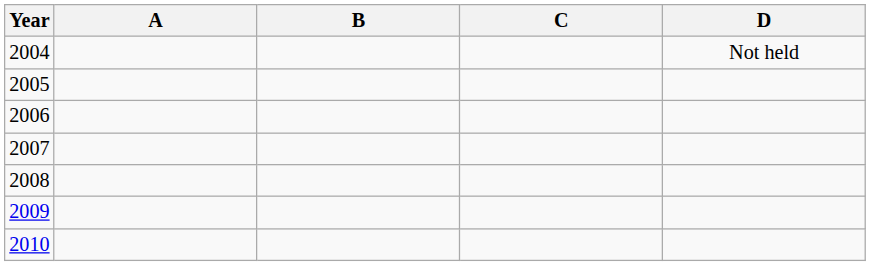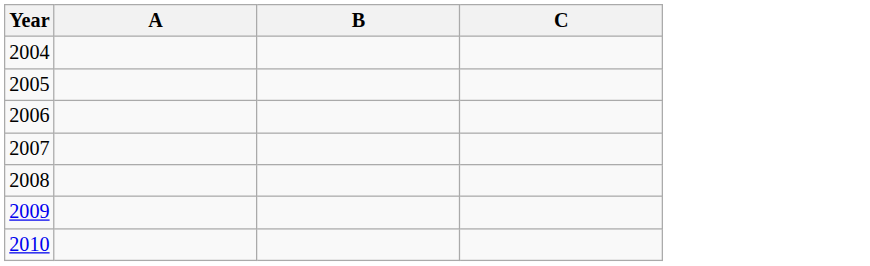- column: (764, 20)
